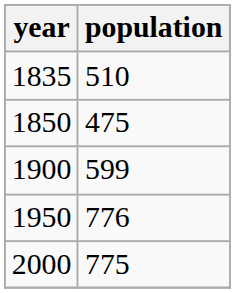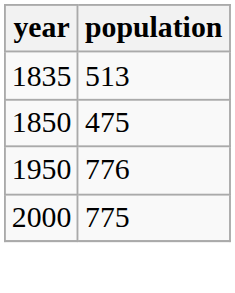(107, 75) 510 -> (107, 75) 513
- row: (42, 169)
